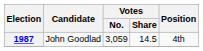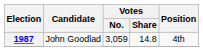(148, 39) 14.5 -> (148, 39) 14.8
